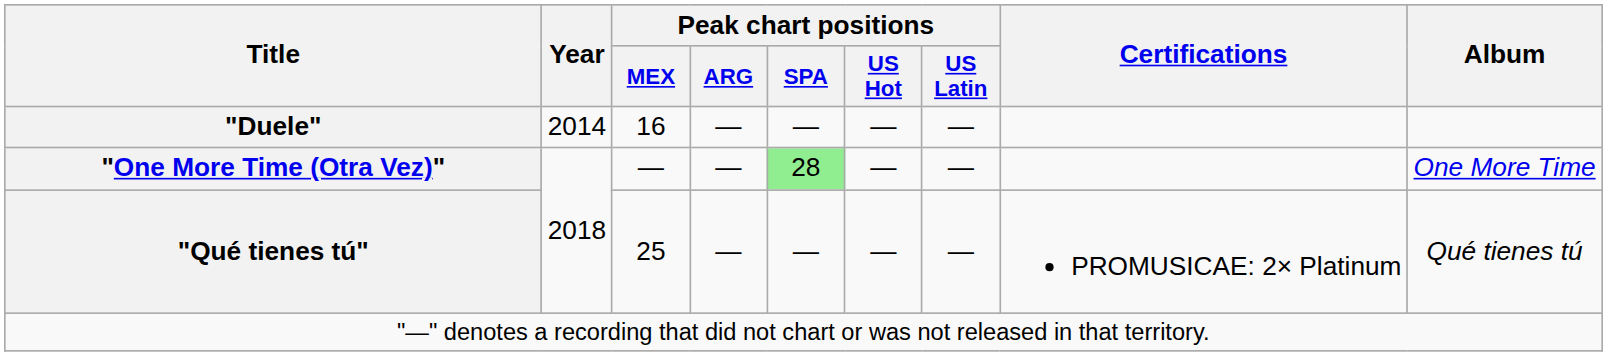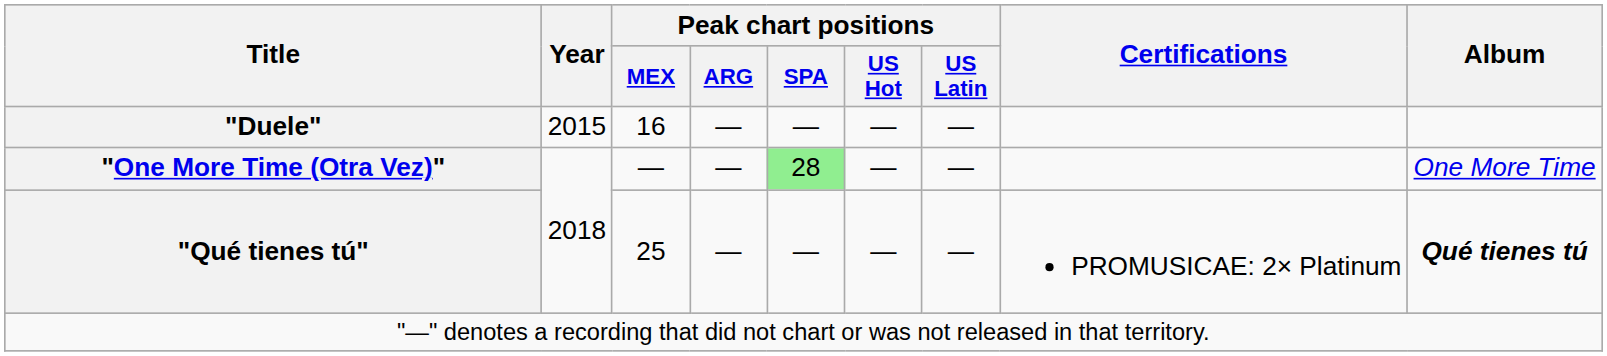(577, 126) 2014 -> (577, 126) 2015
(1505, 250) normal -> (1505, 250) bold
